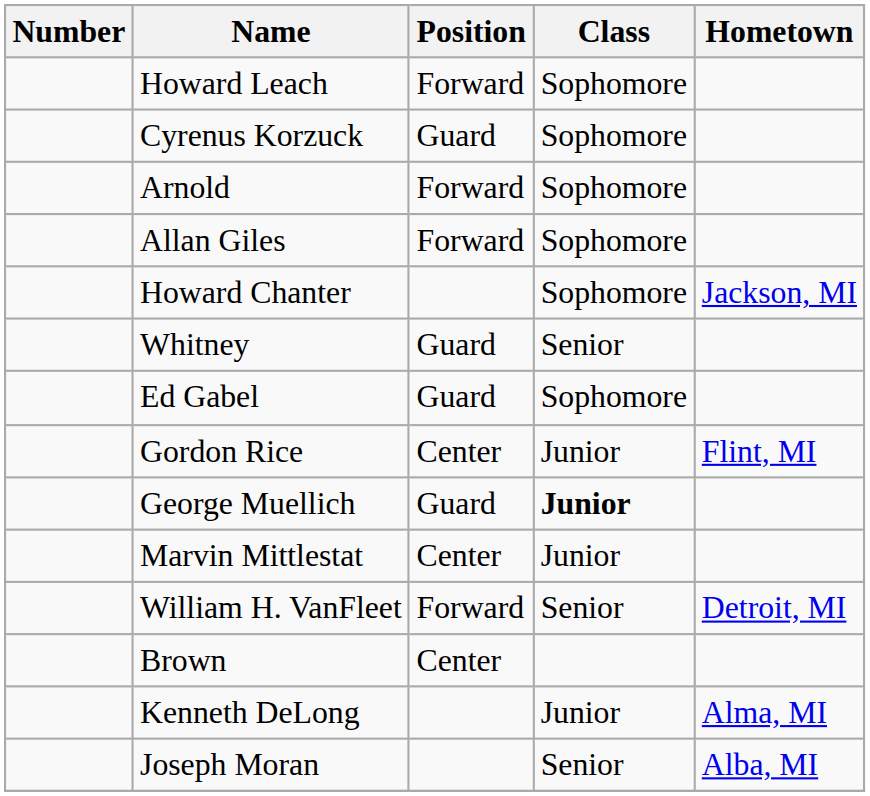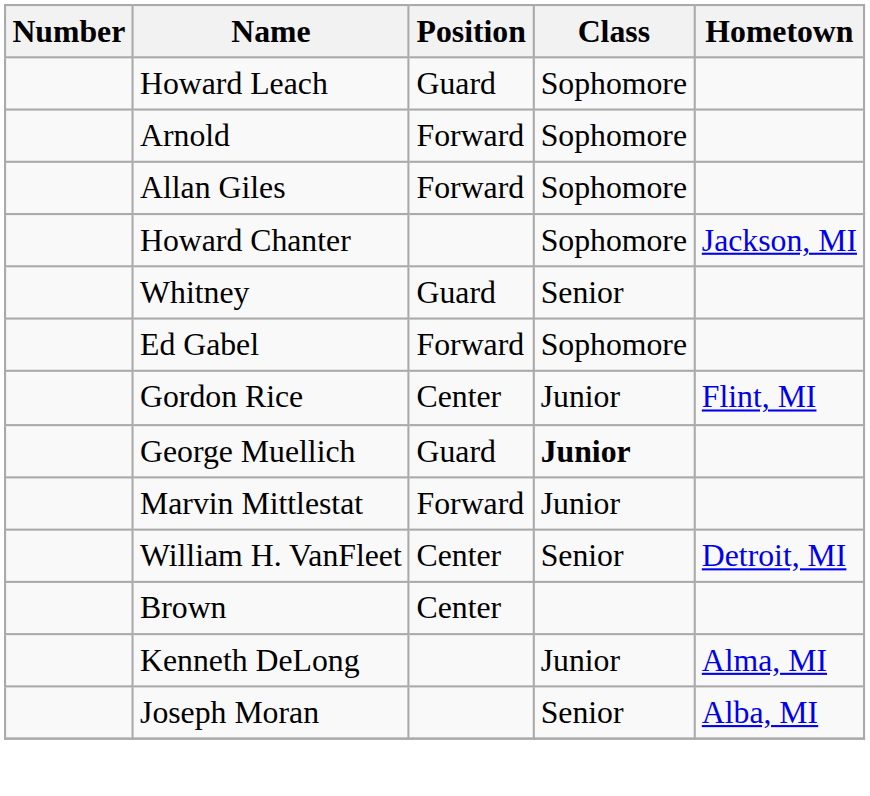(470, 83) Forward -> (456, 83) Guard
- row: (252, 135)
(456, 397) Guard -> (470, 345) Forward
(459, 554) Center -> (470, 502) Forward
(470, 607) Forward -> (459, 554) Center
